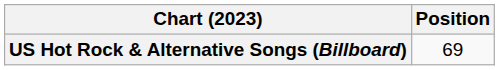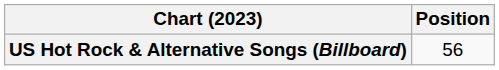(453, 49) 69 -> (453, 49) 56
